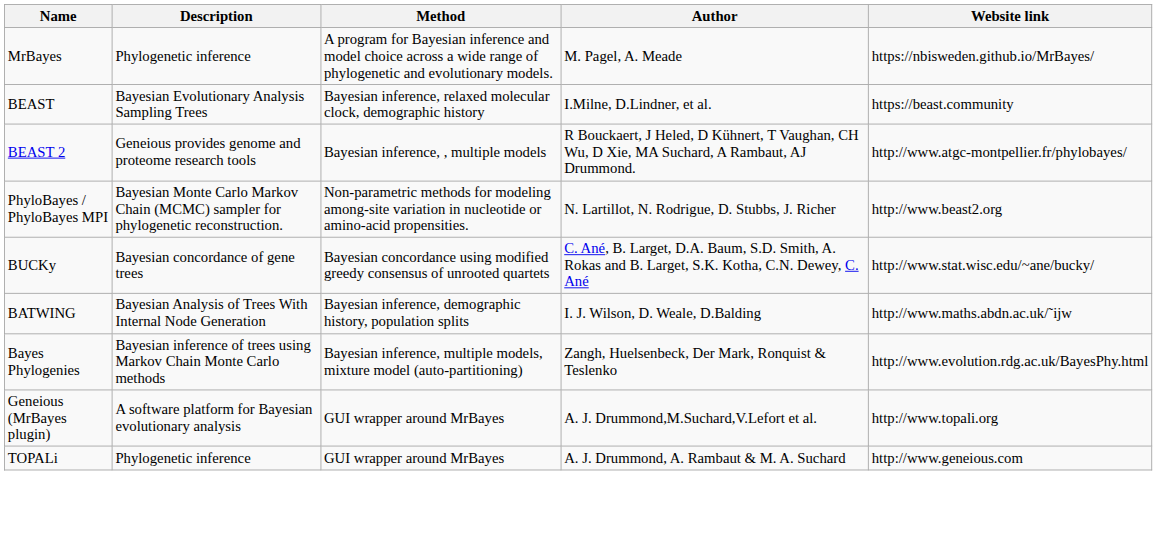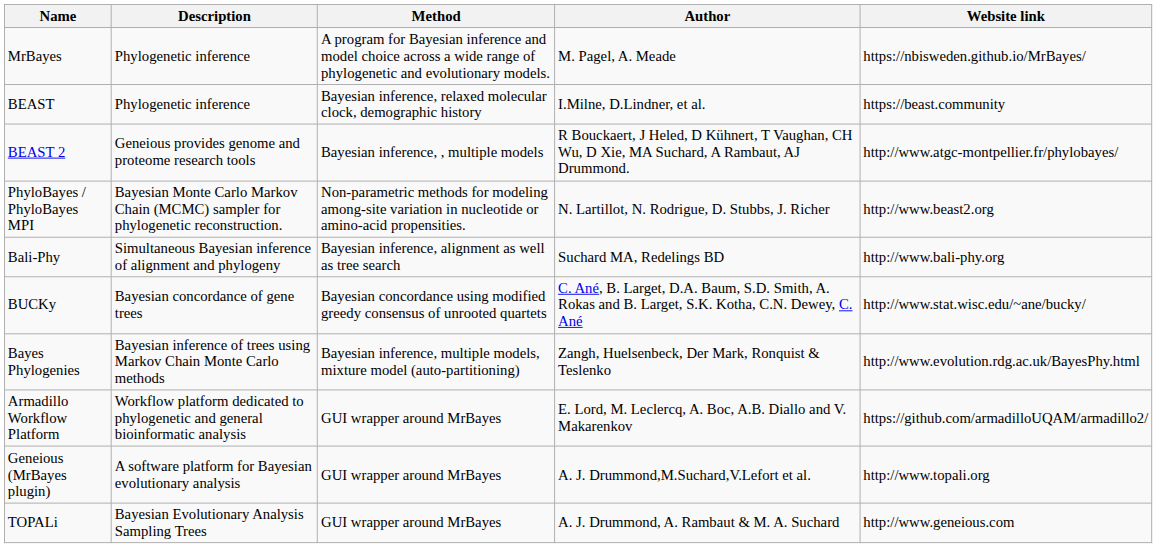(210, 104) Bayesian Evolutionary Analysis Sampling Trees -> (182, 104) Phylogenetic inference
+ row: (34, 257)
- row: (42, 313)
+ row: (38, 418)
(183, 458) Phylogenetic inference -> (209, 522) Bayesian Evolutionary Analysis Sampling Trees
